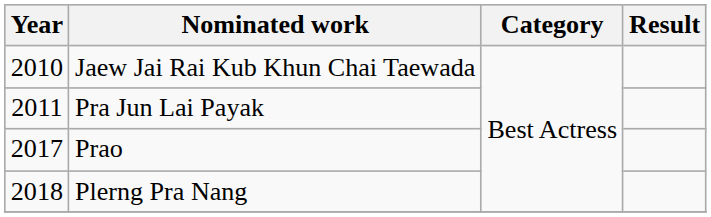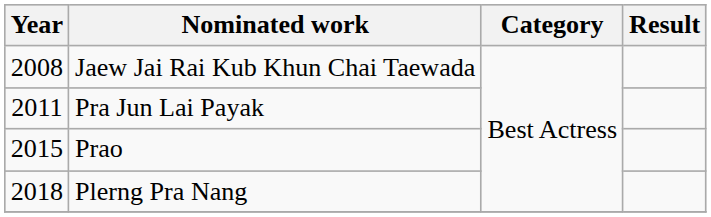(37, 66) 2010 -> (37, 66) 2008
(37, 149) 2017 -> (37, 149) 2015
